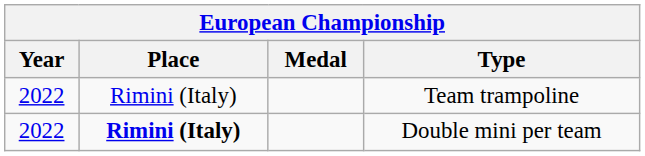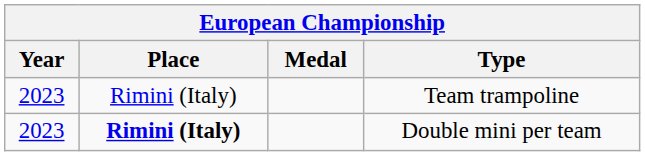(42, 95) 2022 -> (42, 95) 2023
(42, 131) 2022 -> (42, 131) 2023
